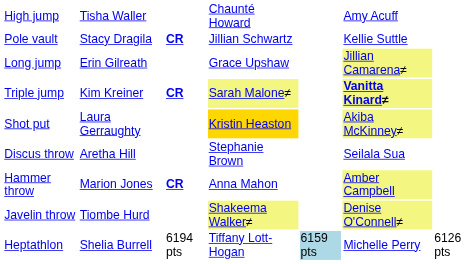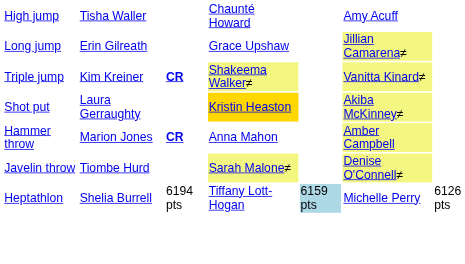- row: (31, 39)
(250, 93) Sarah Malone≠ -> (238, 76) Shakeema Walker≠
(366, 93) bold -> (384, 76) normal
- row: (39, 154)
(238, 215) Shakeema Walker≠ -> (250, 168) Sarah Malone≠
